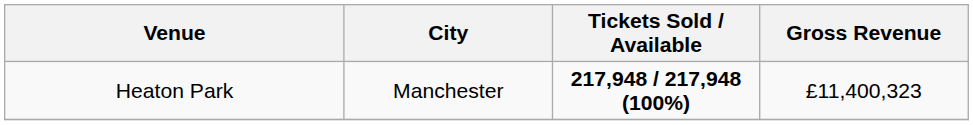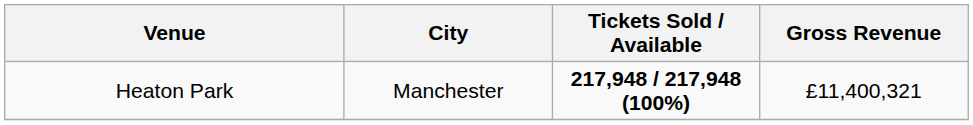(864, 90) £11,400,323 -> (864, 90) £11,400,321
